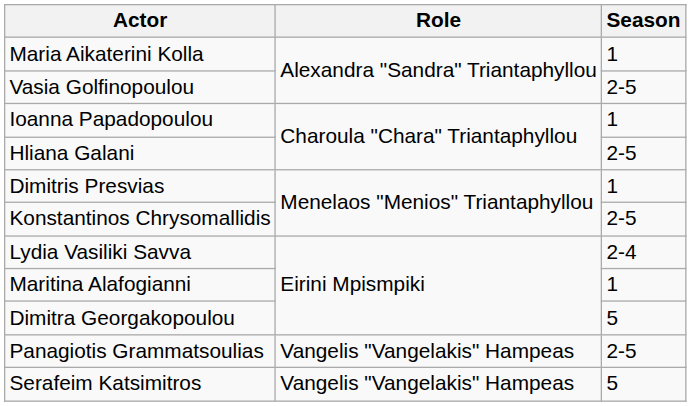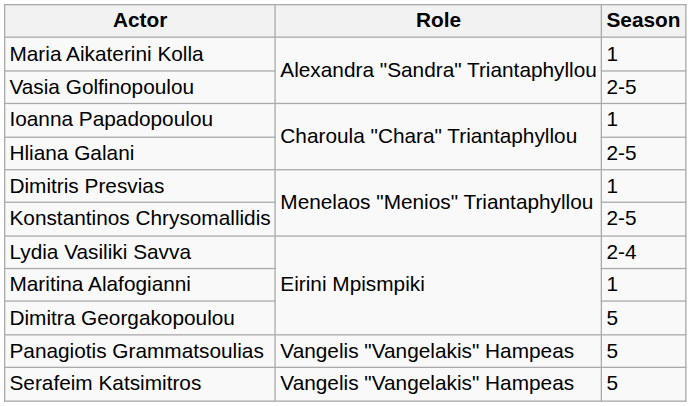(622, 350) 2-5 -> (612, 350) 5
